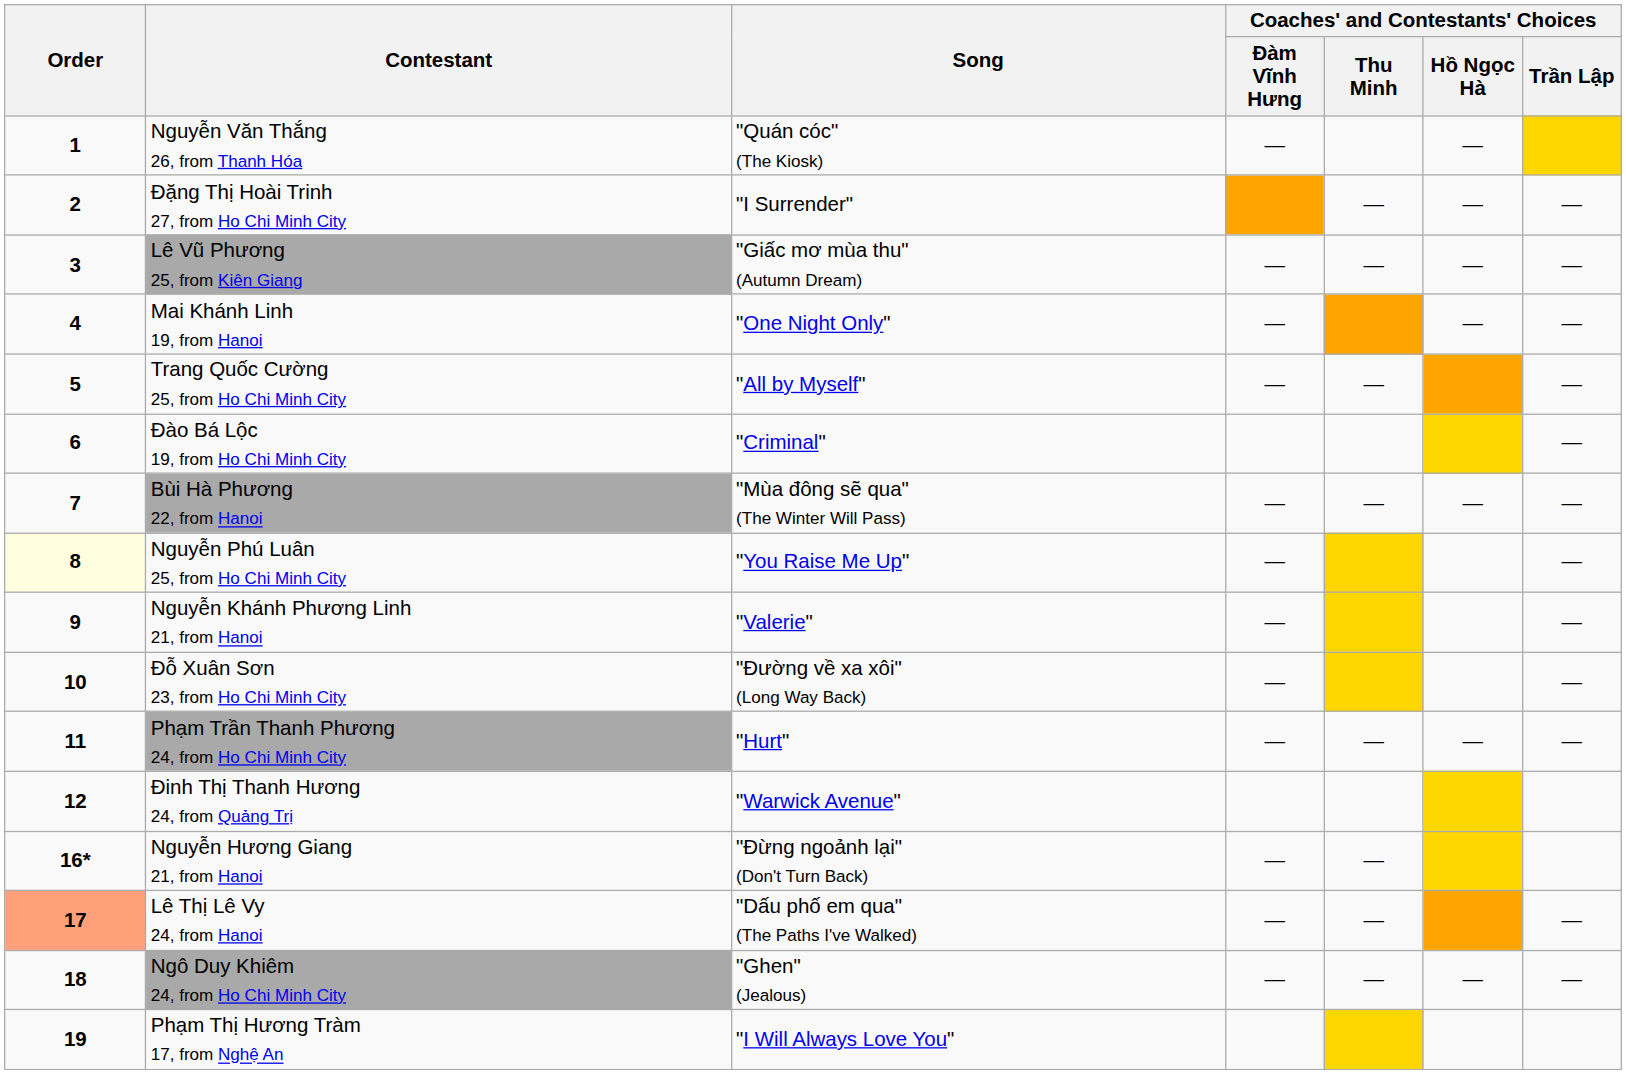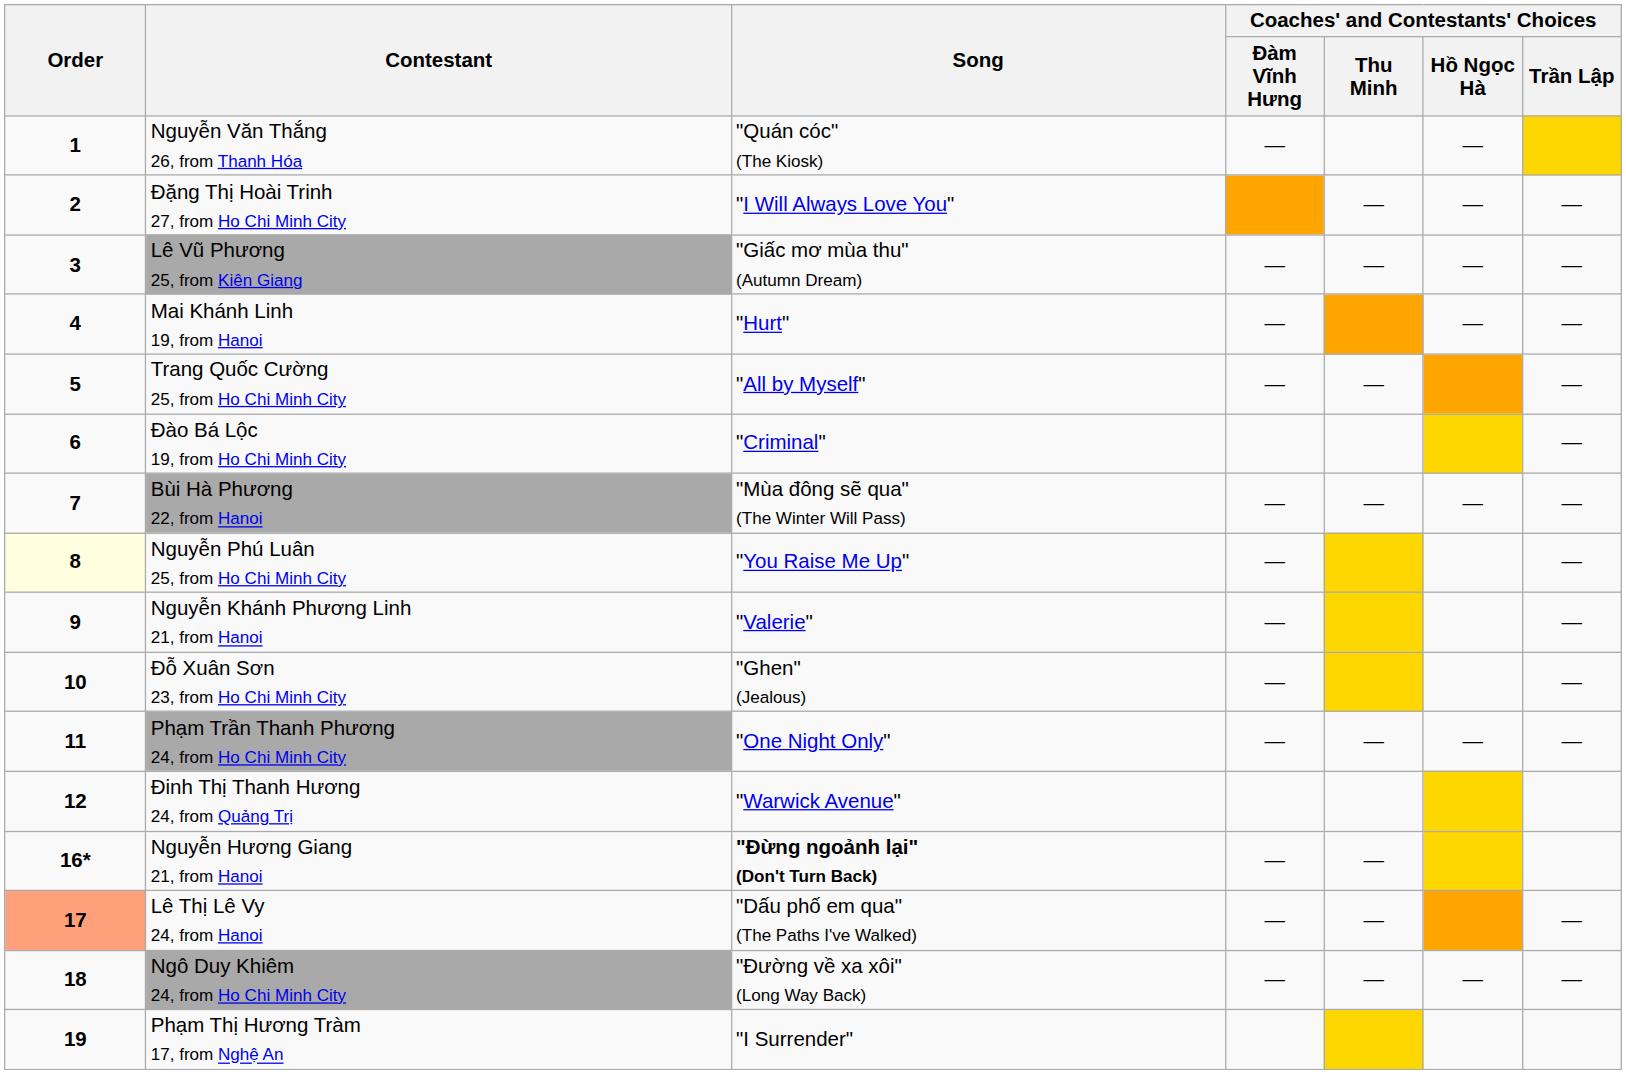(795, 204) "I Surrender" -> (845, 204) "I Will Always Love You"
(813, 324) "One Night Only" -> (763, 324) "Hurt"
(819, 682) "Đường về xa xôi" (Long Way Back) -> (771, 682) "Ghen" (Jealous)
(763, 741) "Hurt" -> (813, 741) "One Night Only"
(819, 861) normal -> (827, 861) bold
(771, 980) "Ghen" (Jealous) -> (819, 980) "Đường về xa xôi" (Long Way Back)
(845, 1039) "I Will Always Love You" -> (795, 1039) "I Surrender"
